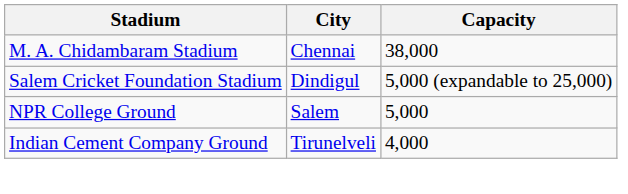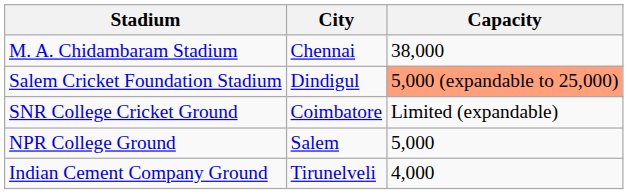(499, 81) no background -> (505, 81) lightsalmon background
+ row: (123, 111)
